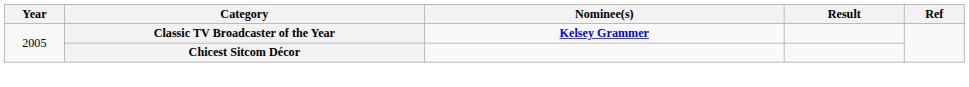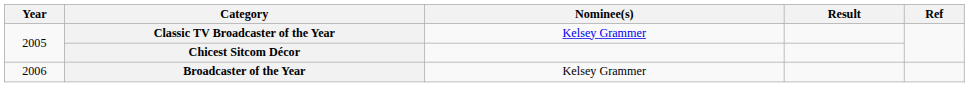(604, 33) bold -> (604, 33) normal
+ row: (244, 71)
